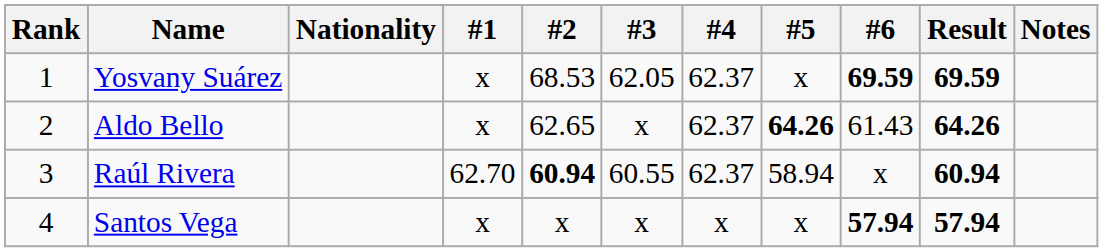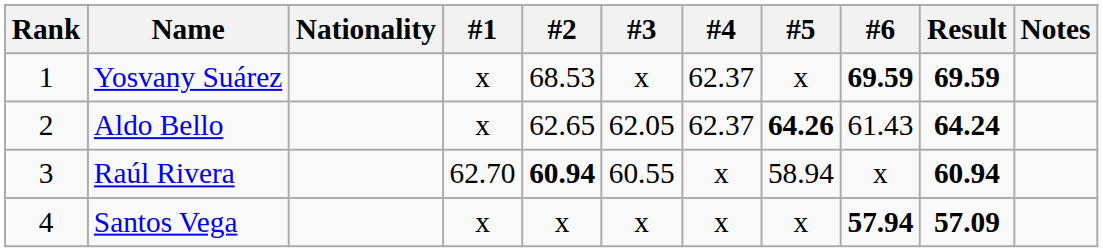(642, 77) 62.05 -> (642, 77) x
(642, 125) x -> (642, 125) 62.05
(967, 125) 64.26 -> (967, 125) 64.24
(721, 173) 62.37 -> (721, 173) x
(967, 222) 57.94 -> (967, 222) 57.09
